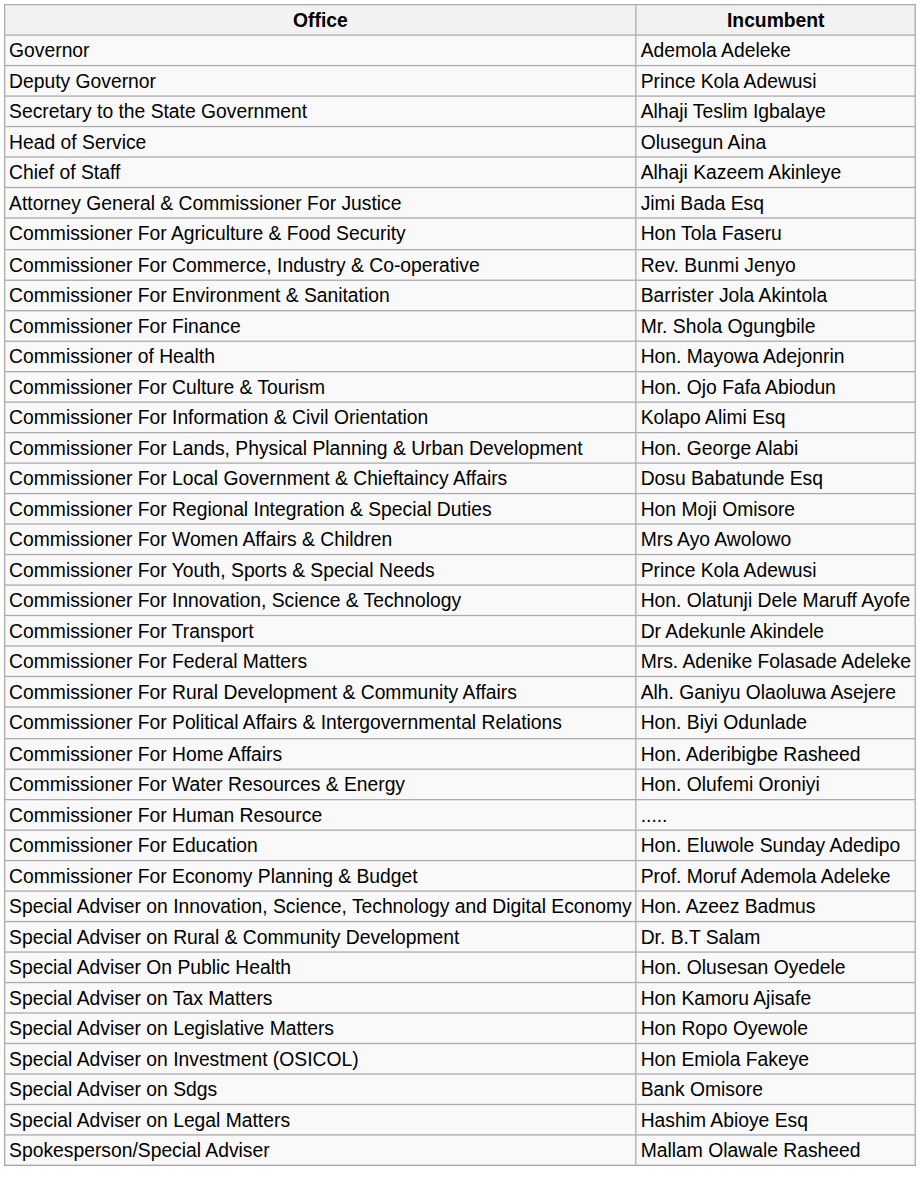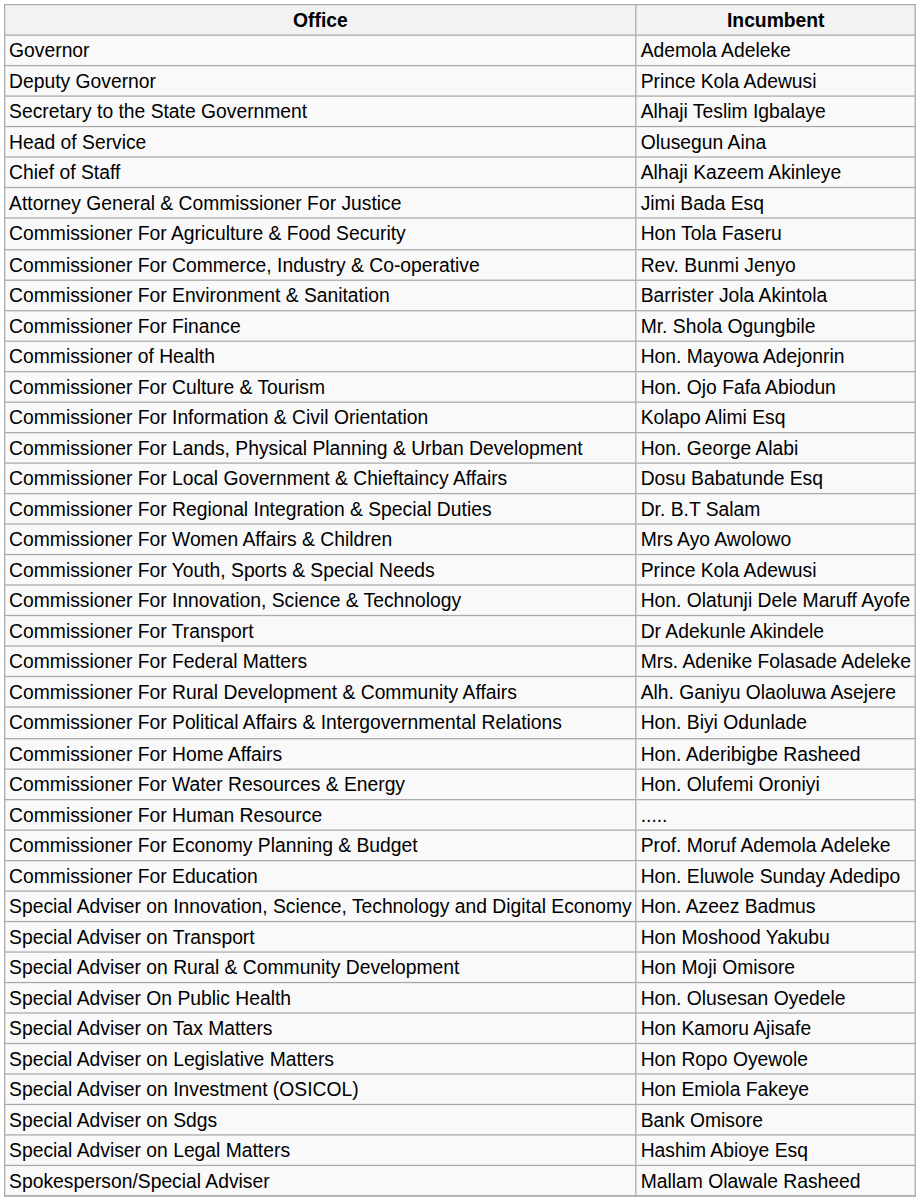(718, 509) Hon Moji Omisore -> (701, 509) Dr. B.T Salam
rows swapped: (213, 876) <-> (133, 845)
+ row: (132, 937)
(701, 937) Dr. B.T Salam -> (718, 967) Hon Moji Omisore
